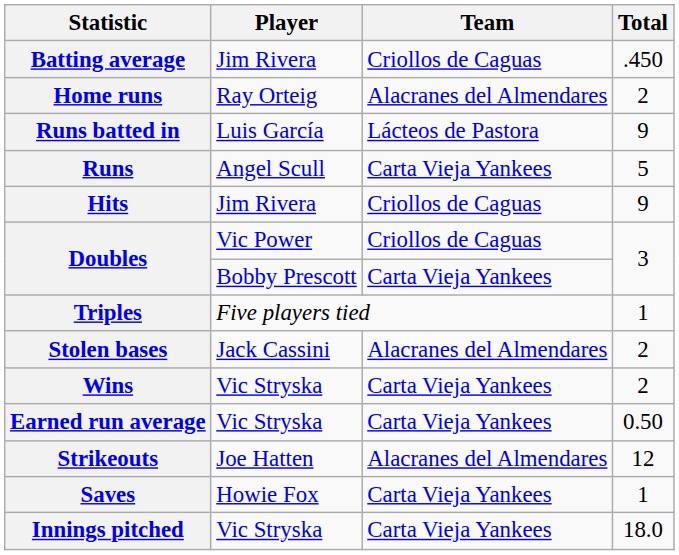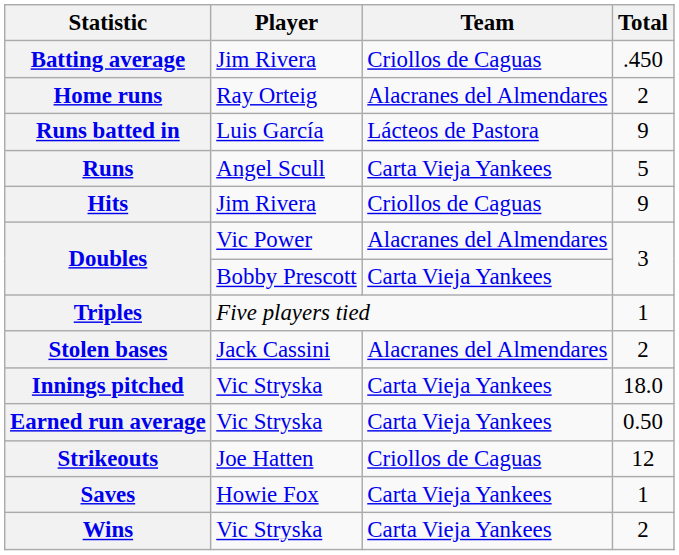(454, 240) Criollos de Caguas -> (487, 240) Alacranes del Almendares
rows swapped: (108, 385) <-> (108, 530)
(487, 458) Alacranes del Almendares -> (454, 458) Criollos de Caguas
